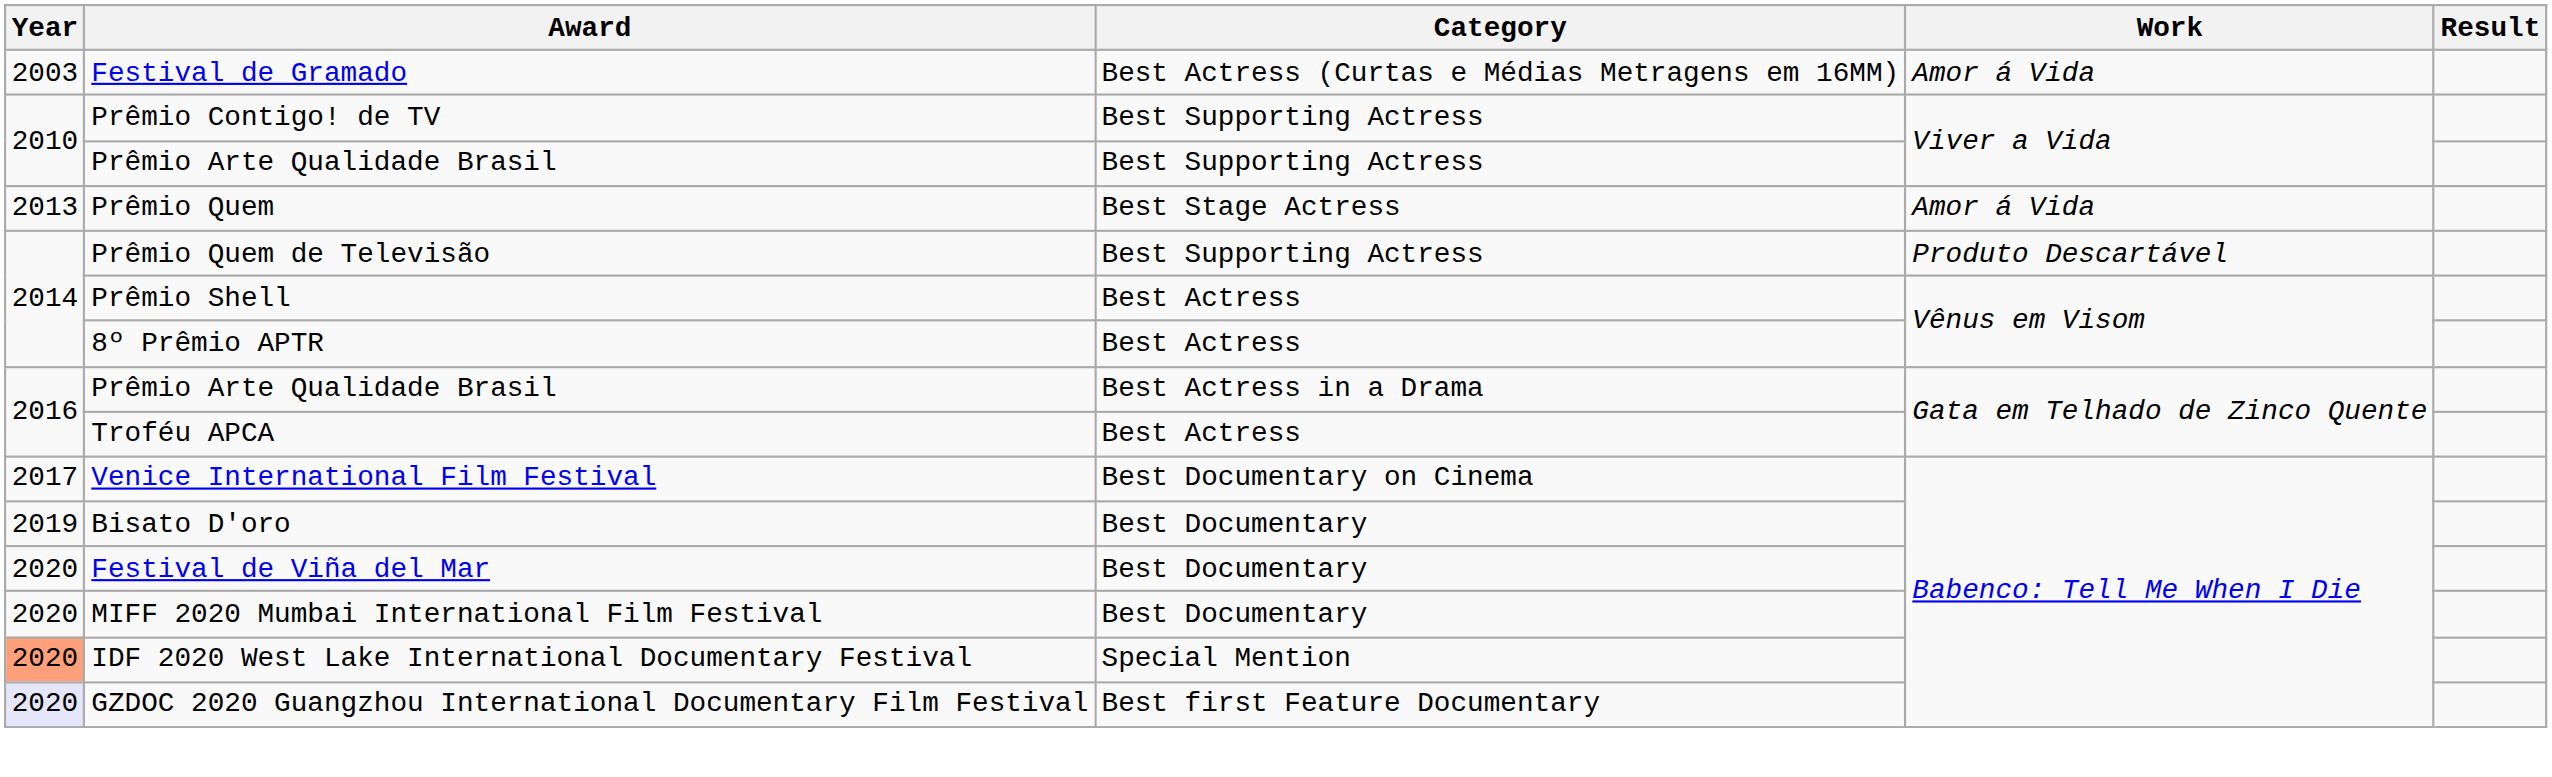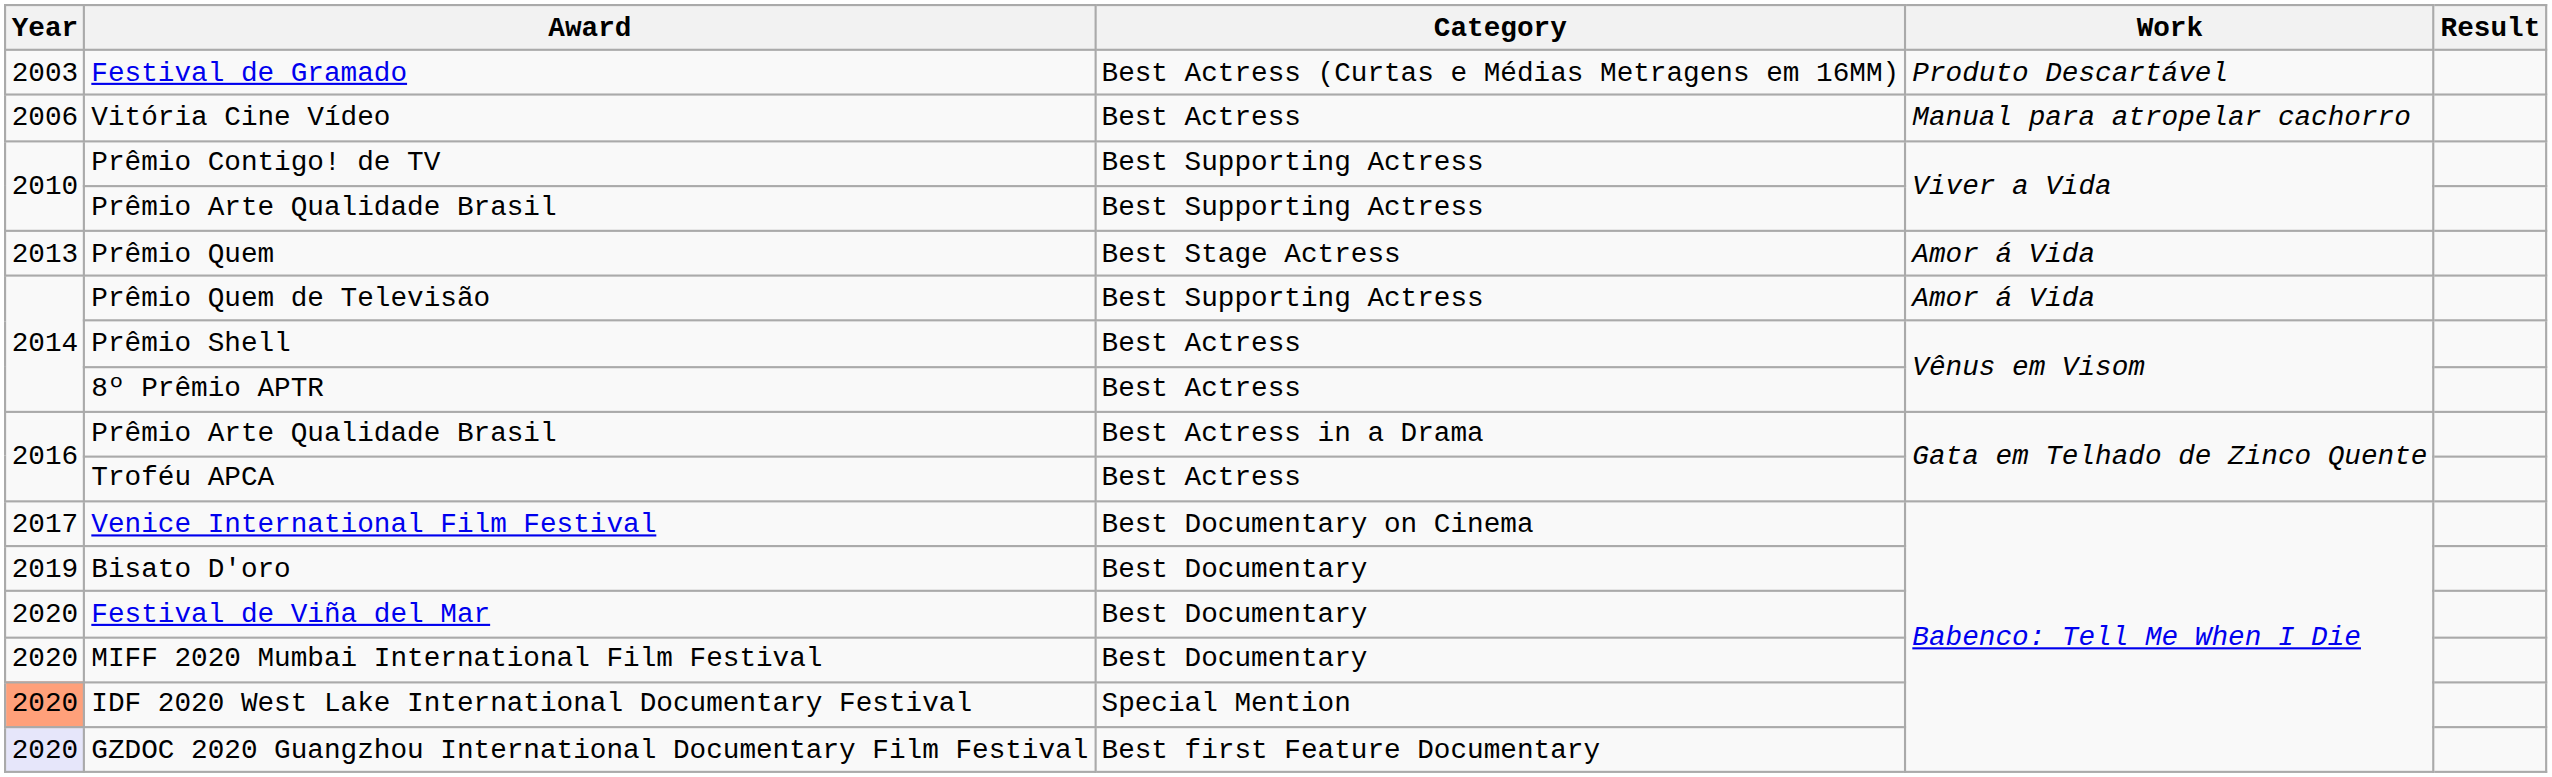(2004, 73) Amor á Vida -> (2070, 73) Produto Descartável
+ row: (241, 118)
(2070, 253) Produto Descartável -> (2004, 298) Amor á Vida
